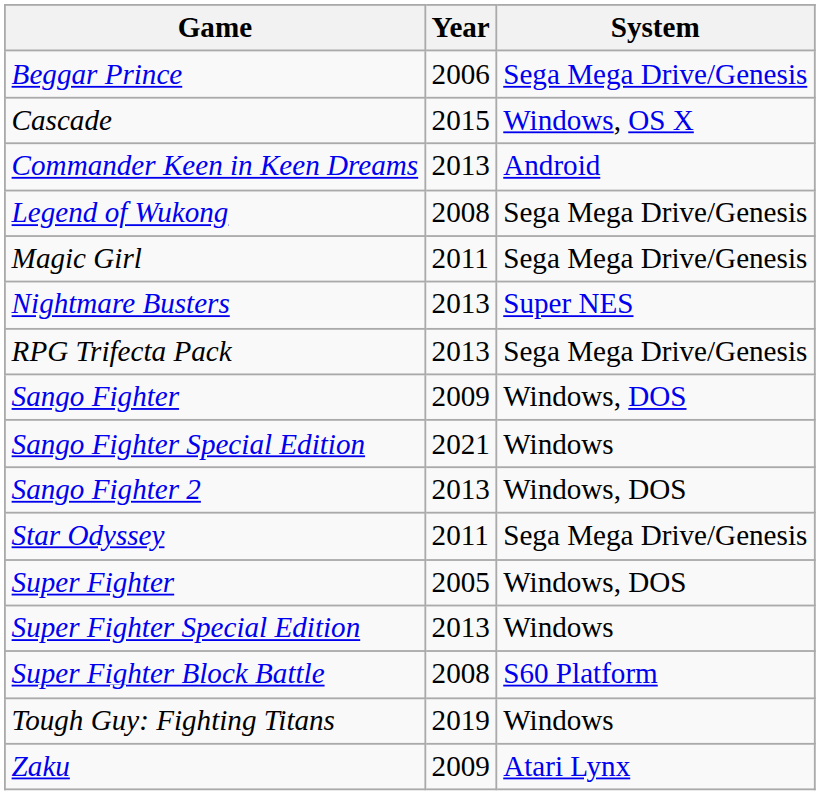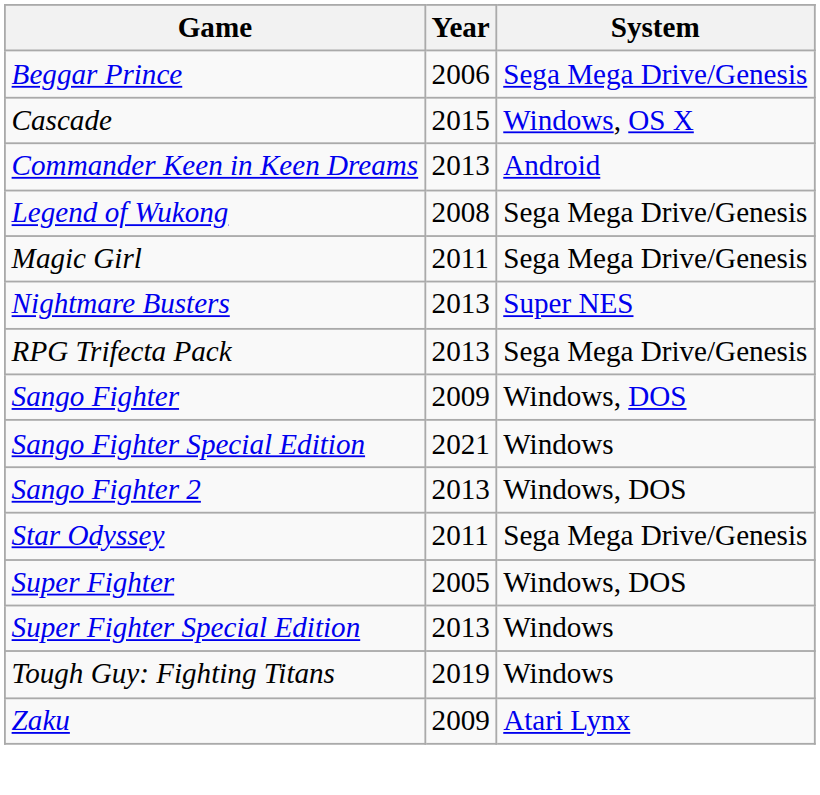- row: (168, 674)
